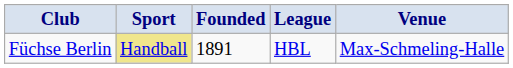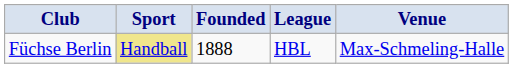(214, 48) 1891 -> (214, 48) 1888
